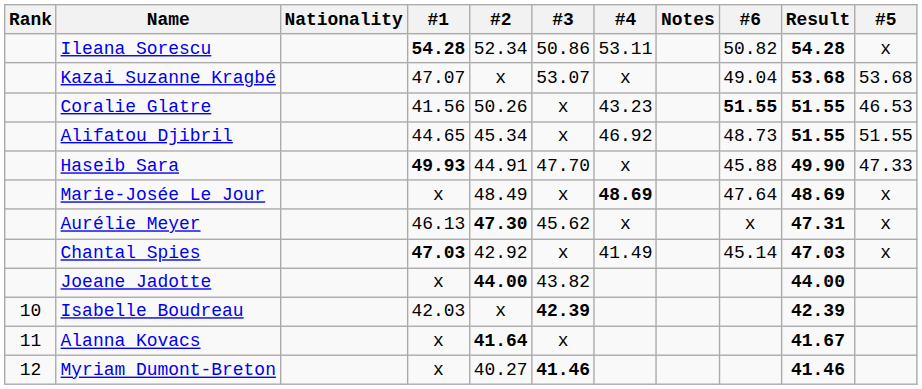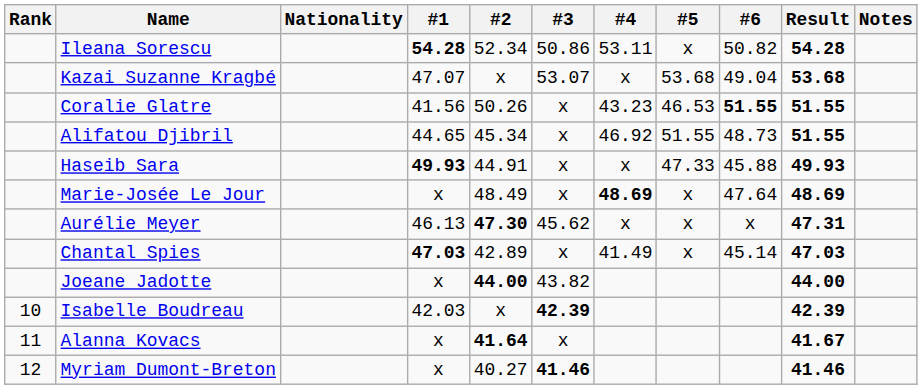columns swapped: (886, 19) <-> (688, 19)
(563, 166) 47.70 -> (563, 166) x
(818, 166) 49.90 -> (818, 166) 49.93
(501, 253) 42.92 -> (501, 253) 42.89
